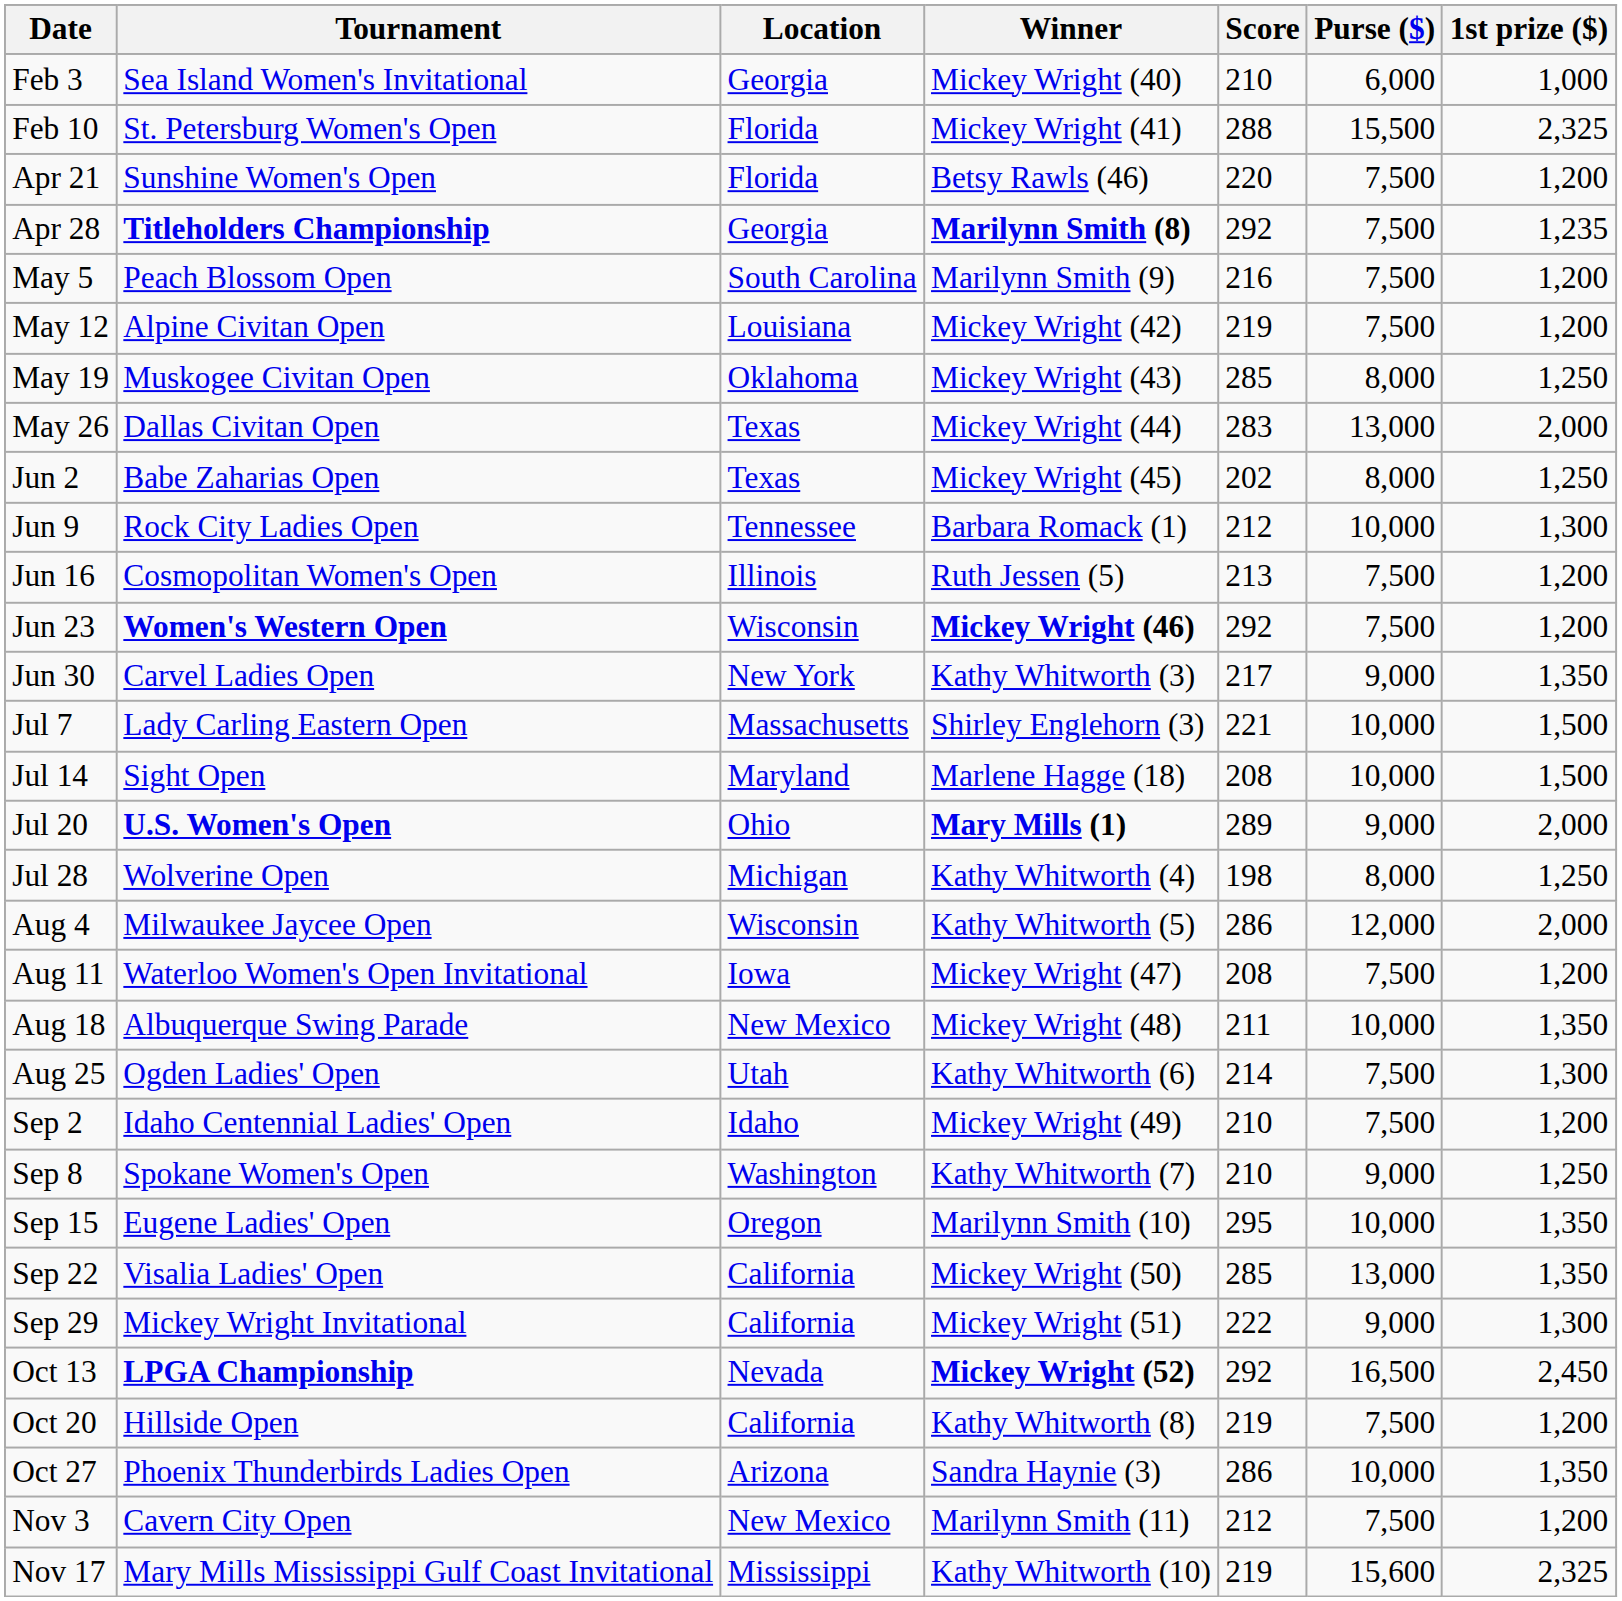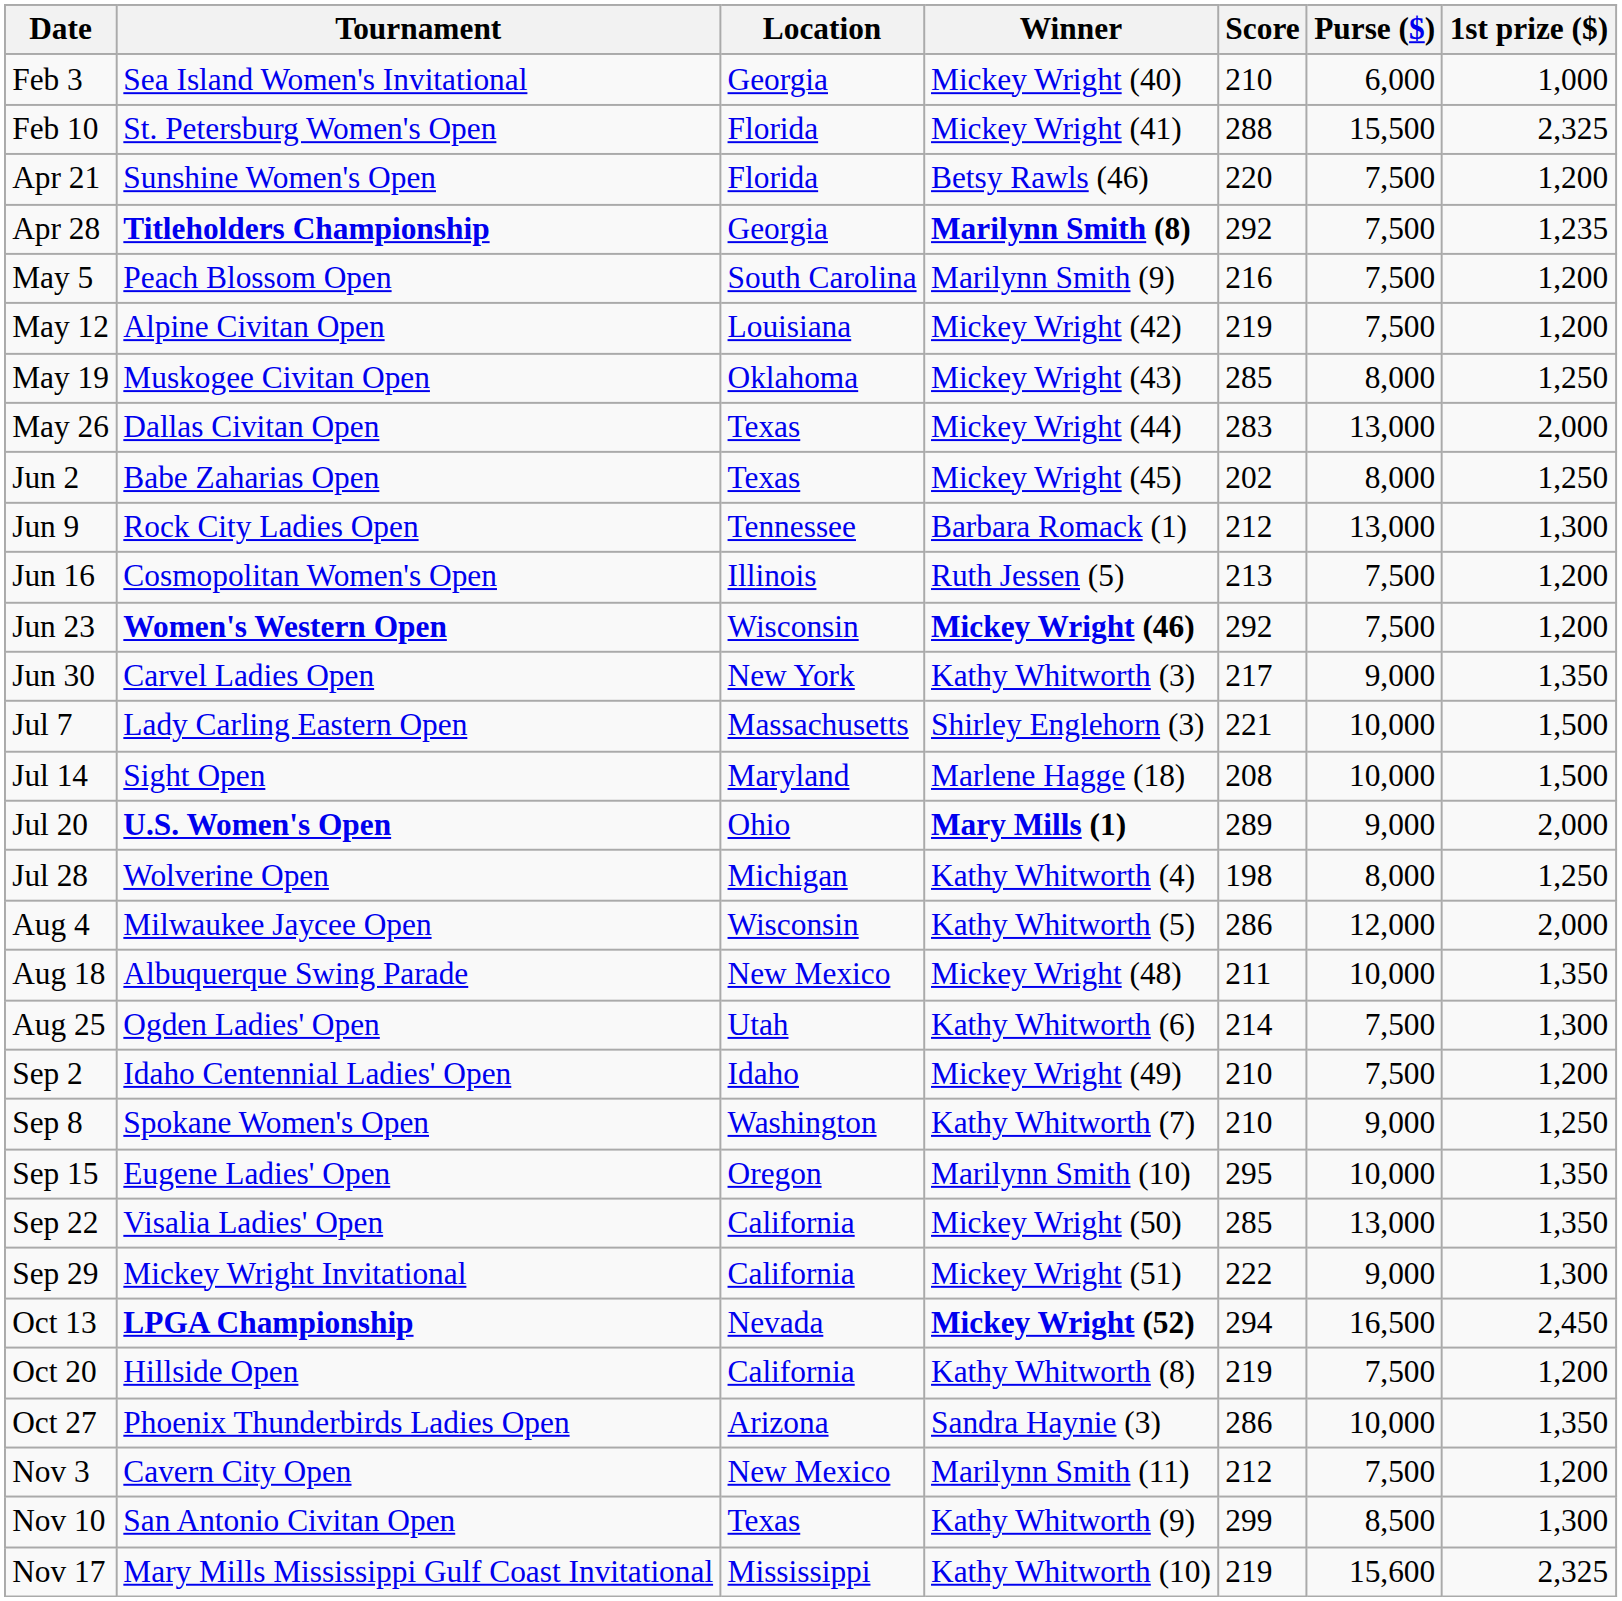(1392, 526) 10,000 -> (1392, 526) 13,000
- row: (58, 974)
(1249, 1372) 292 -> (1249, 1322) 294
+ row: (59, 1521)
